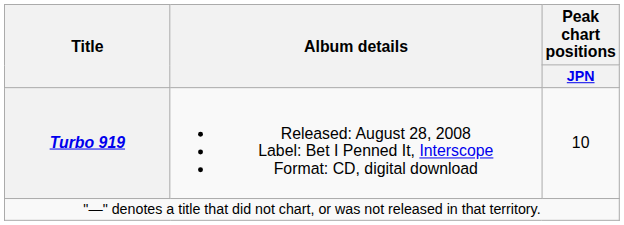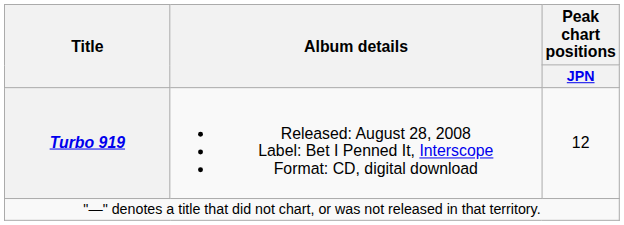(581, 142) 10 -> (581, 142) 12
